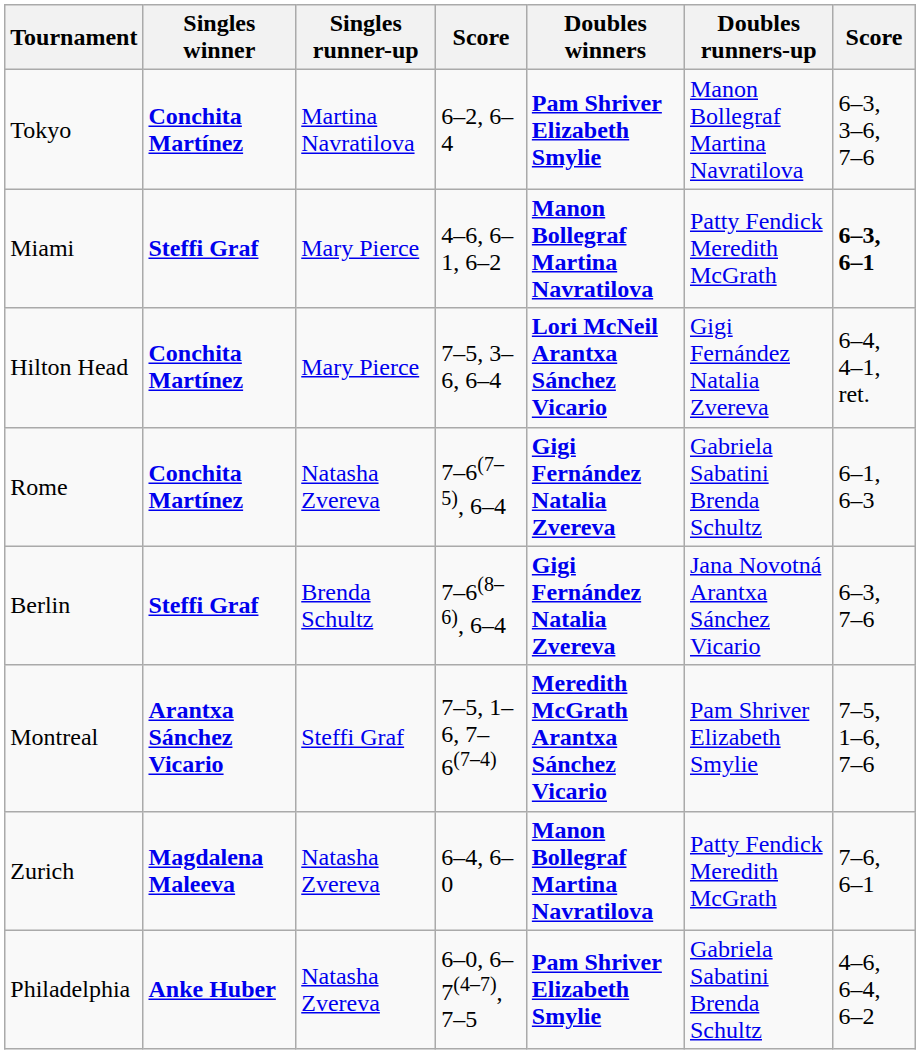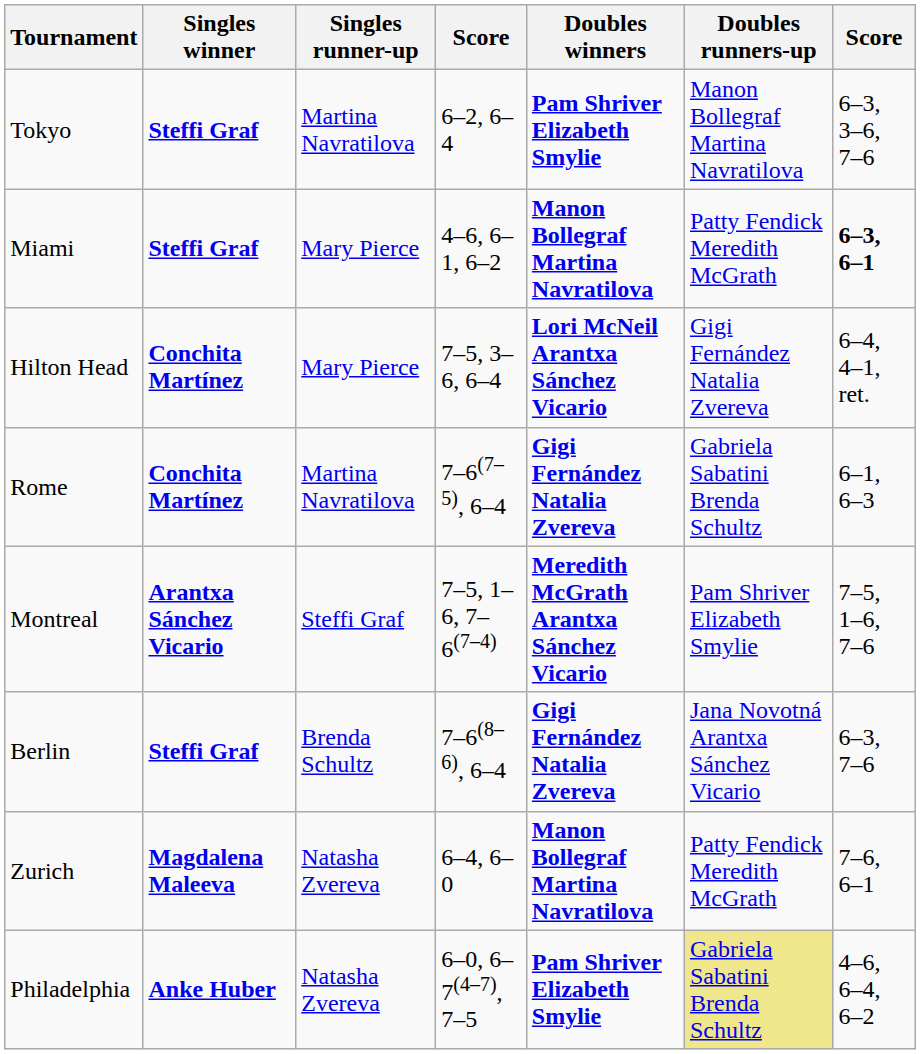(196, 129) Conchita Martínez -> (203, 129) Steffi Graf
(341, 486) Natasha Zvereva -> (358, 486) Martina Navratilova
rows swapped: (40, 605) <-> (54, 737)
(731, 989) no background -> (731, 989) khaki background
